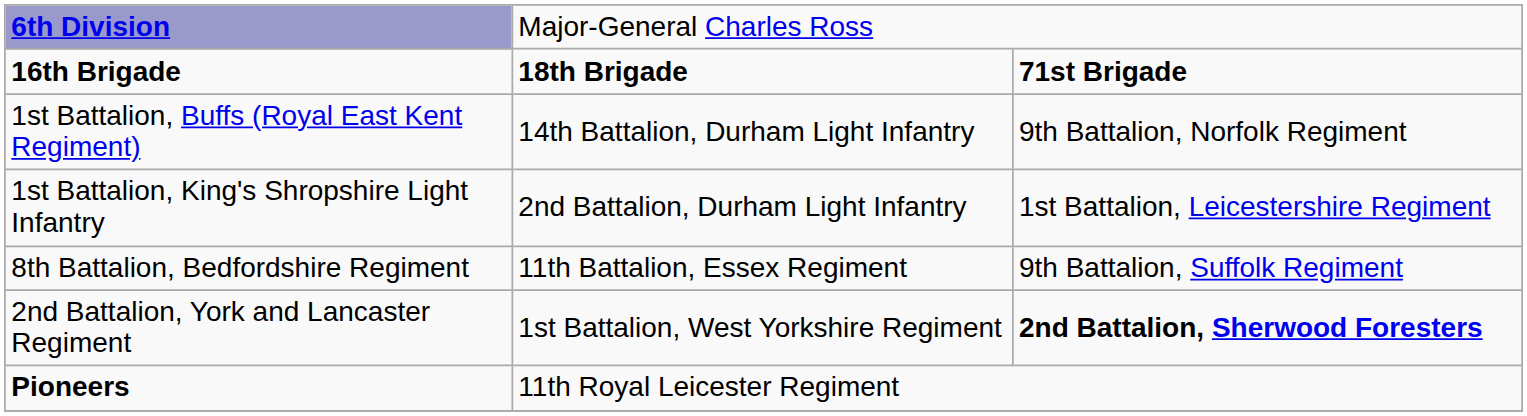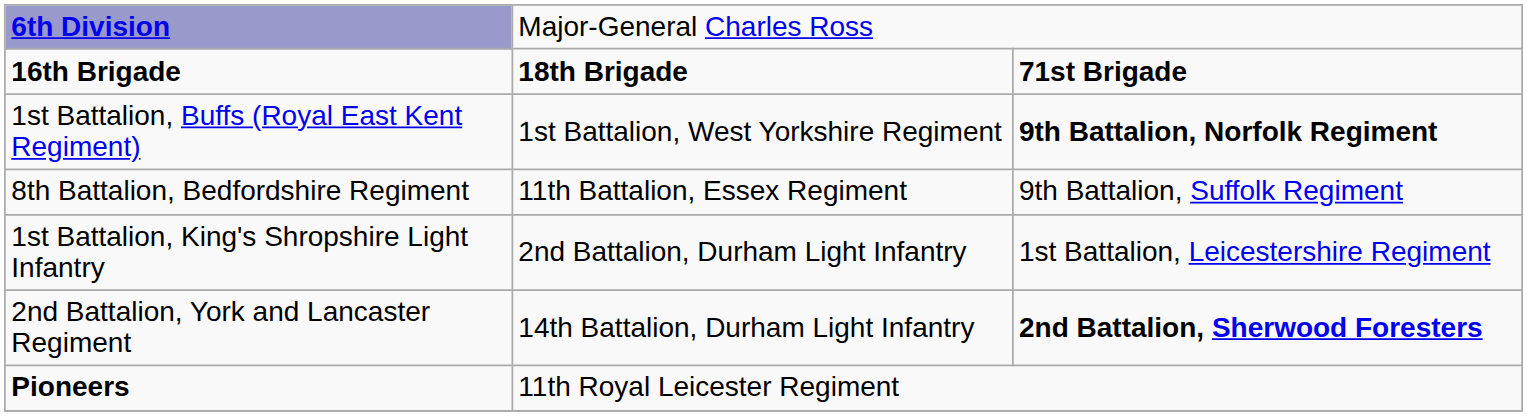(746, 131) 14th Battalion, Durham Light Infantry -> (760, 131) 1st Battalion, West Yorkshire Regiment
(1213, 131) normal -> (1228, 131) bold
rows swapped: (240, 267) <-> (240, 207)
(760, 327) 1st Battalion, West Yorkshire Regiment -> (746, 327) 14th Battalion, Durham Light Infantry
